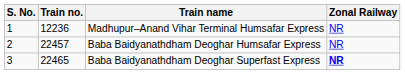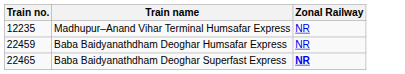- column: (21, 12)
(55, 28) 12236 -> (21, 28) 12235
(55, 45) 22457 -> (21, 45) 22459
